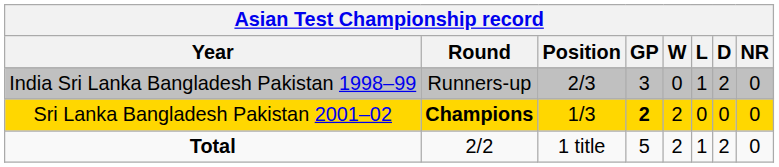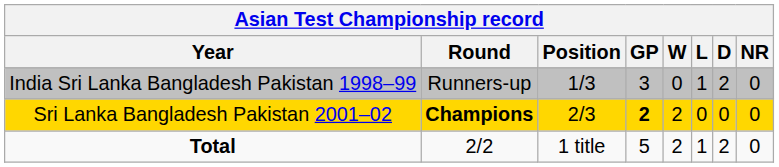(582, 83) 2/3 -> (582, 83) 1/3
(582, 114) 1/3 -> (582, 114) 2/3
